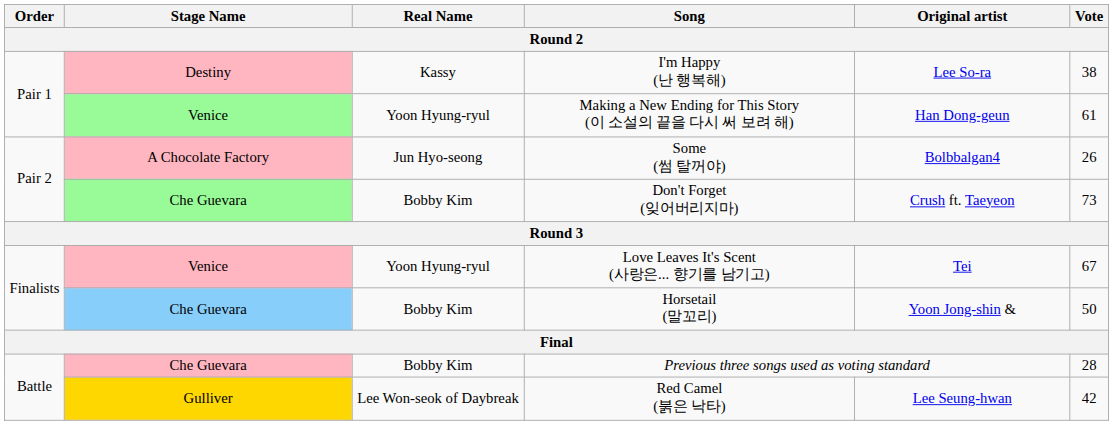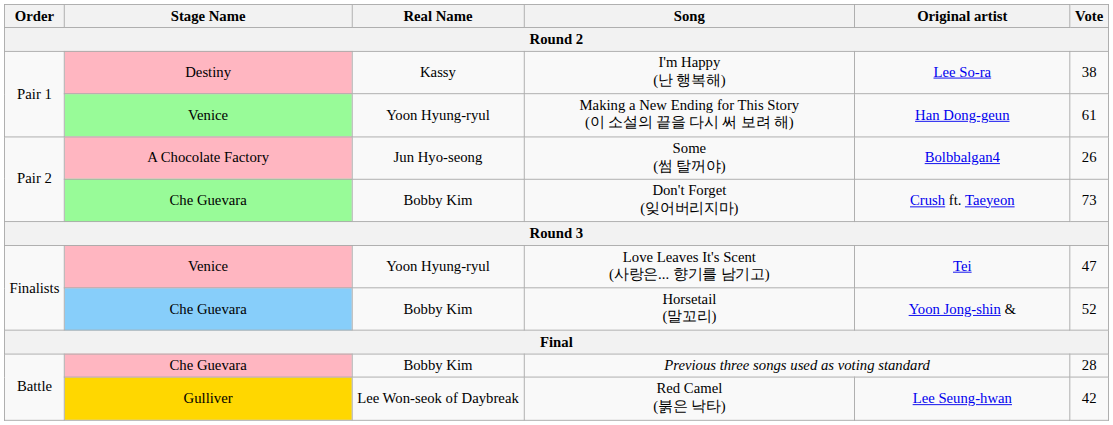(1089, 266) 67 -> (1089, 266) 47
(1089, 309) 50 -> (1089, 309) 52
